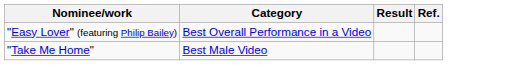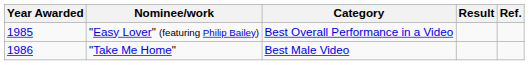+ column: (45, 13)
